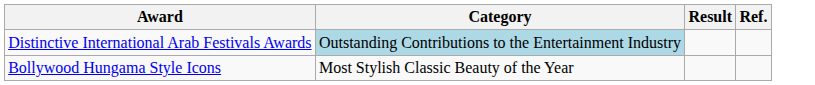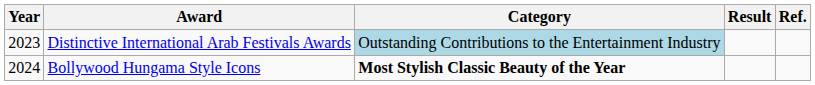+ column: (24, 17)
(446, 67) normal -> (492, 67) bold
